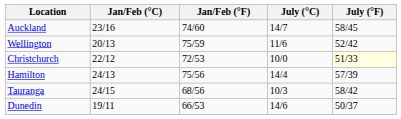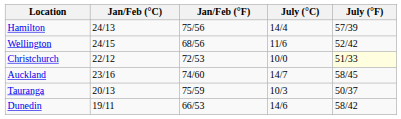rows swapped: (27, 28) <-> (26, 75)
(104, 43) 20/13 -> (104, 43) 24/15
(193, 43) 75/59 -> (193, 43) 68/56
(104, 91) 24/15 -> (104, 91) 20/13
(193, 91) 68/56 -> (193, 91) 75/59
(346, 91) 58/42 -> (346, 91) 50/37
(346, 106) 50/37 -> (346, 106) 58/42
